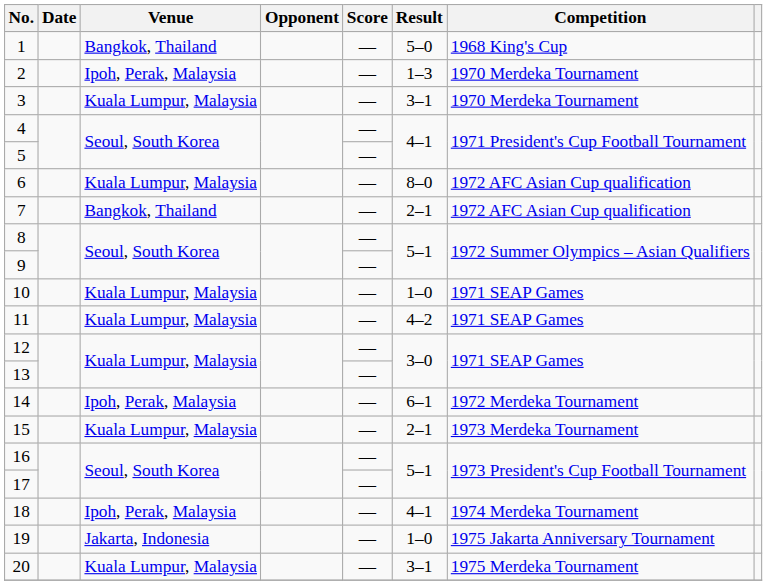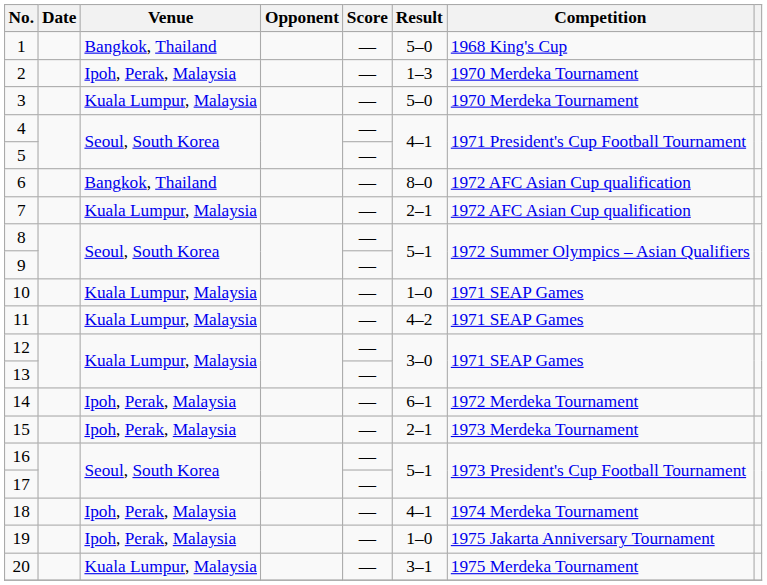(419, 100) 3–1 -> (419, 100) 5–0
(171, 182) Kuala Lumpur, Malaysia -> (151, 182) Bangkok, Thailand
(151, 210) Bangkok, Thailand -> (171, 210) Kuala Lumpur, Malaysia
(171, 429) Kuala Lumpur, Malaysia -> (160, 429) Ipoh, Perak, Malaysia
(147, 538) Jakarta, Indonesia -> (160, 538) Ipoh, Perak, Malaysia
